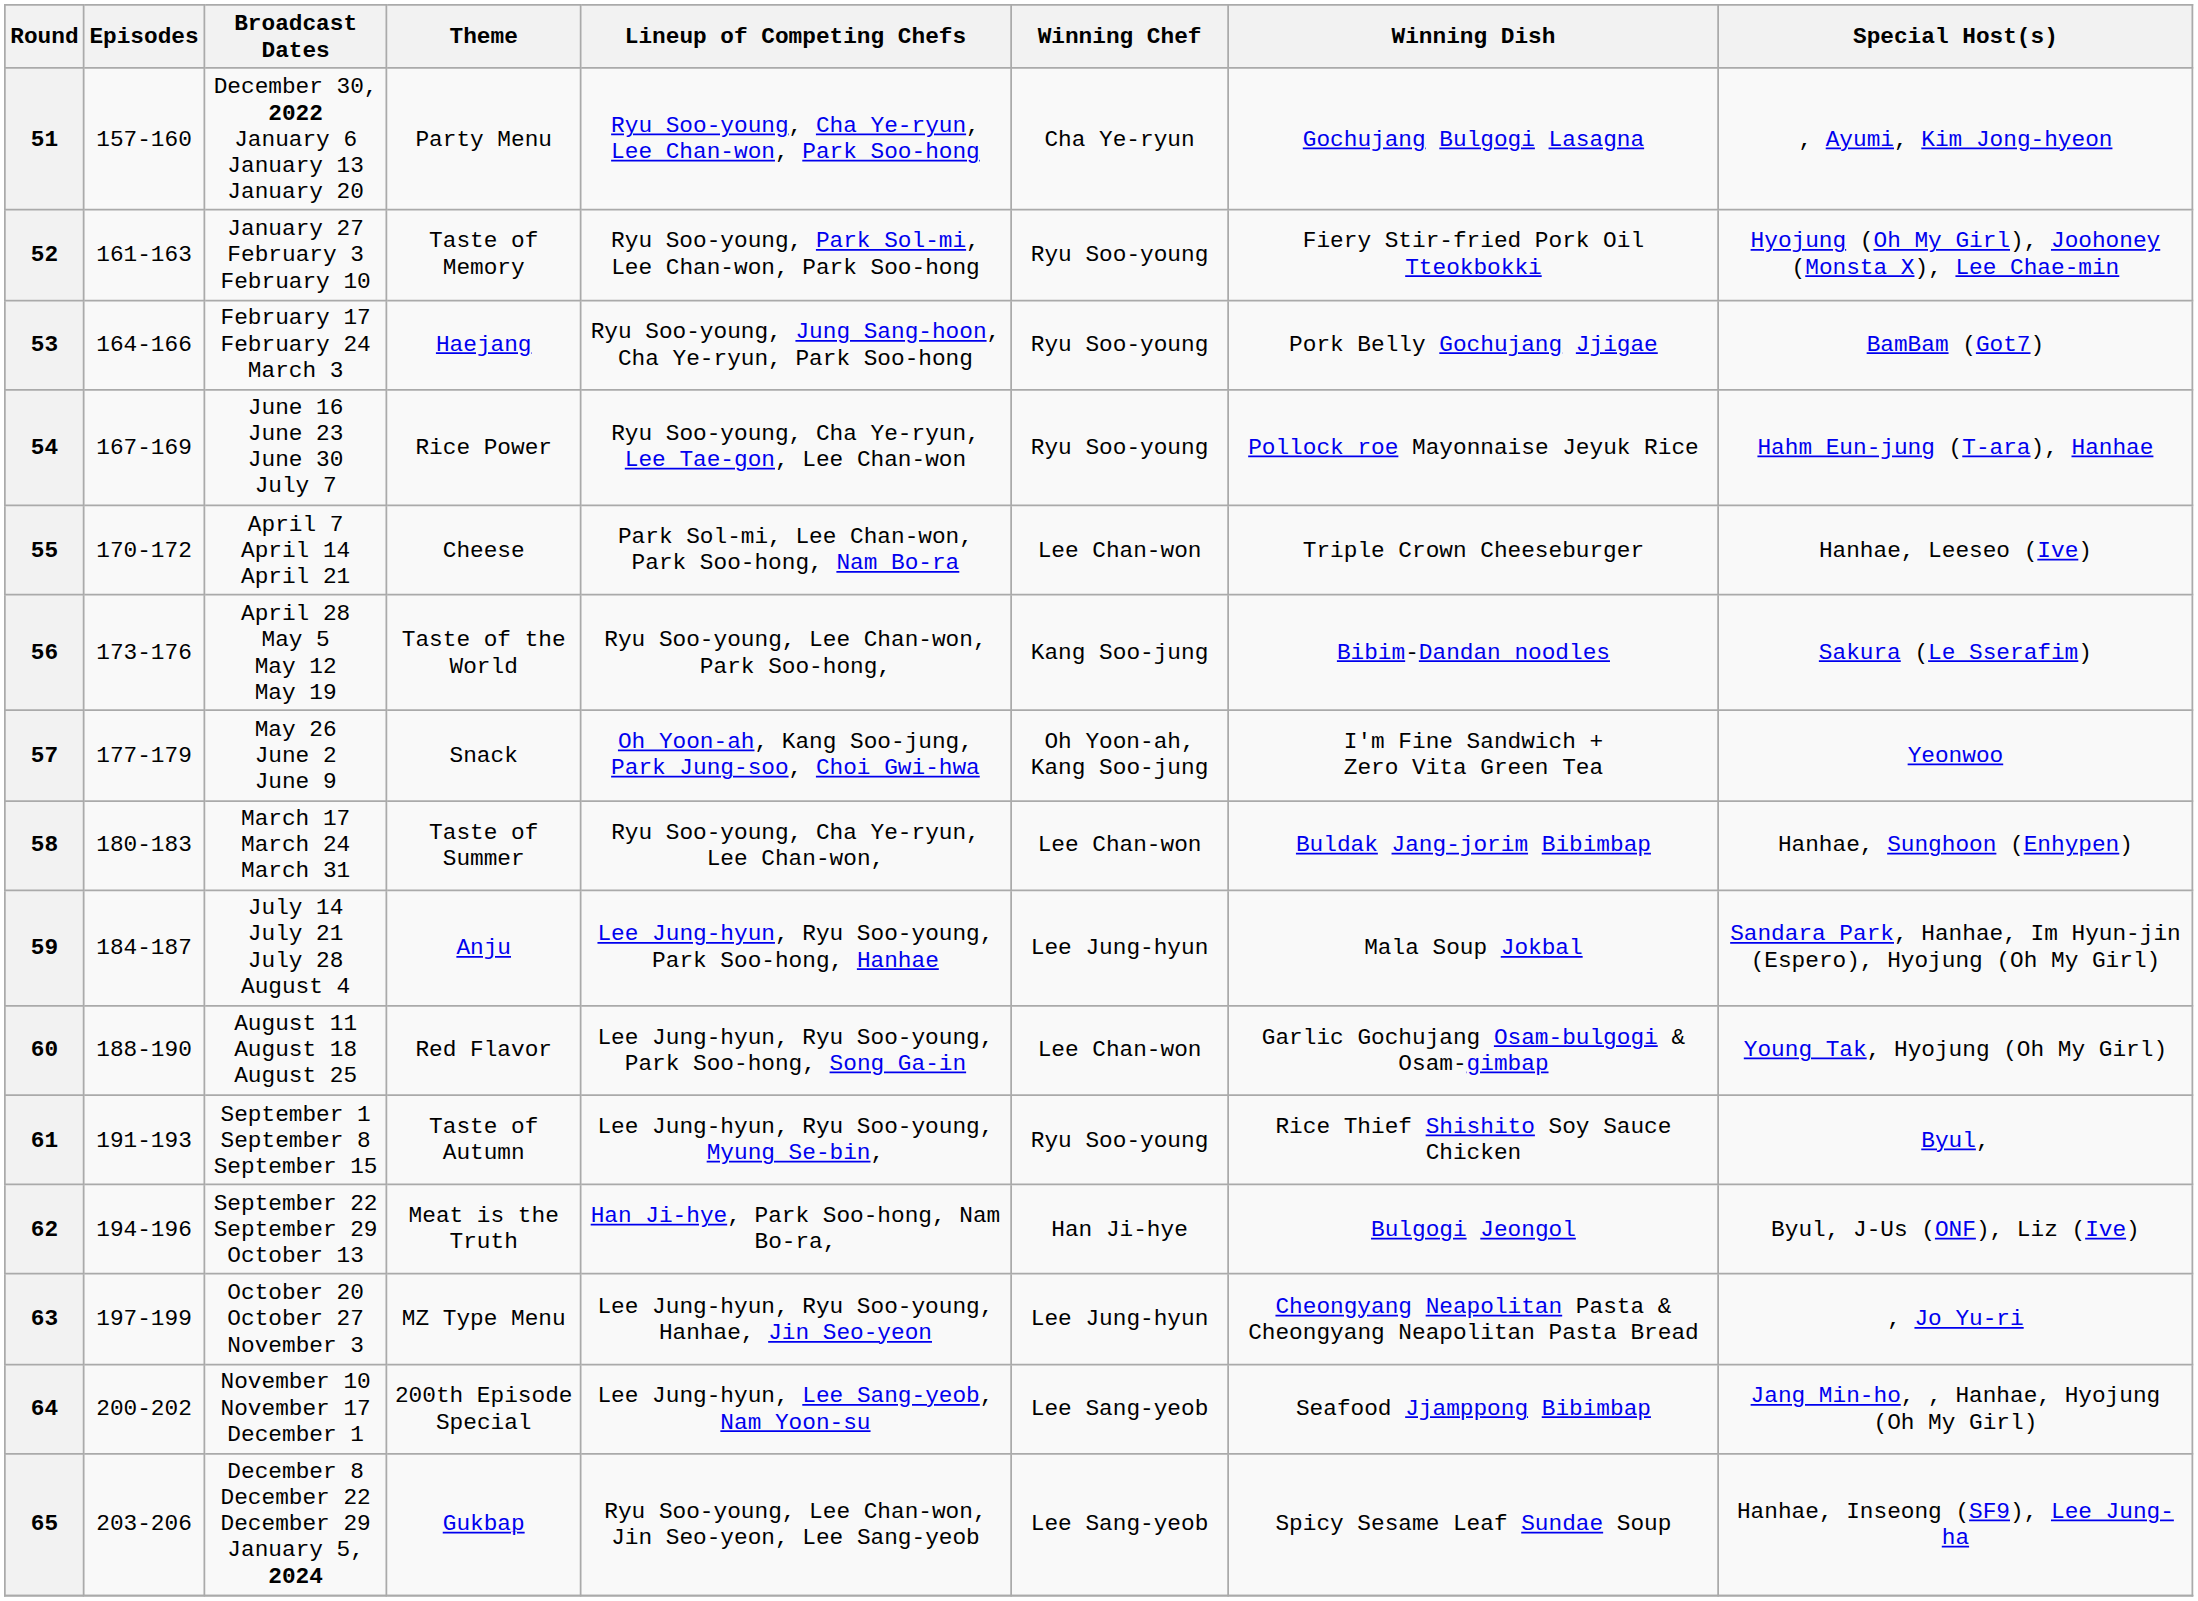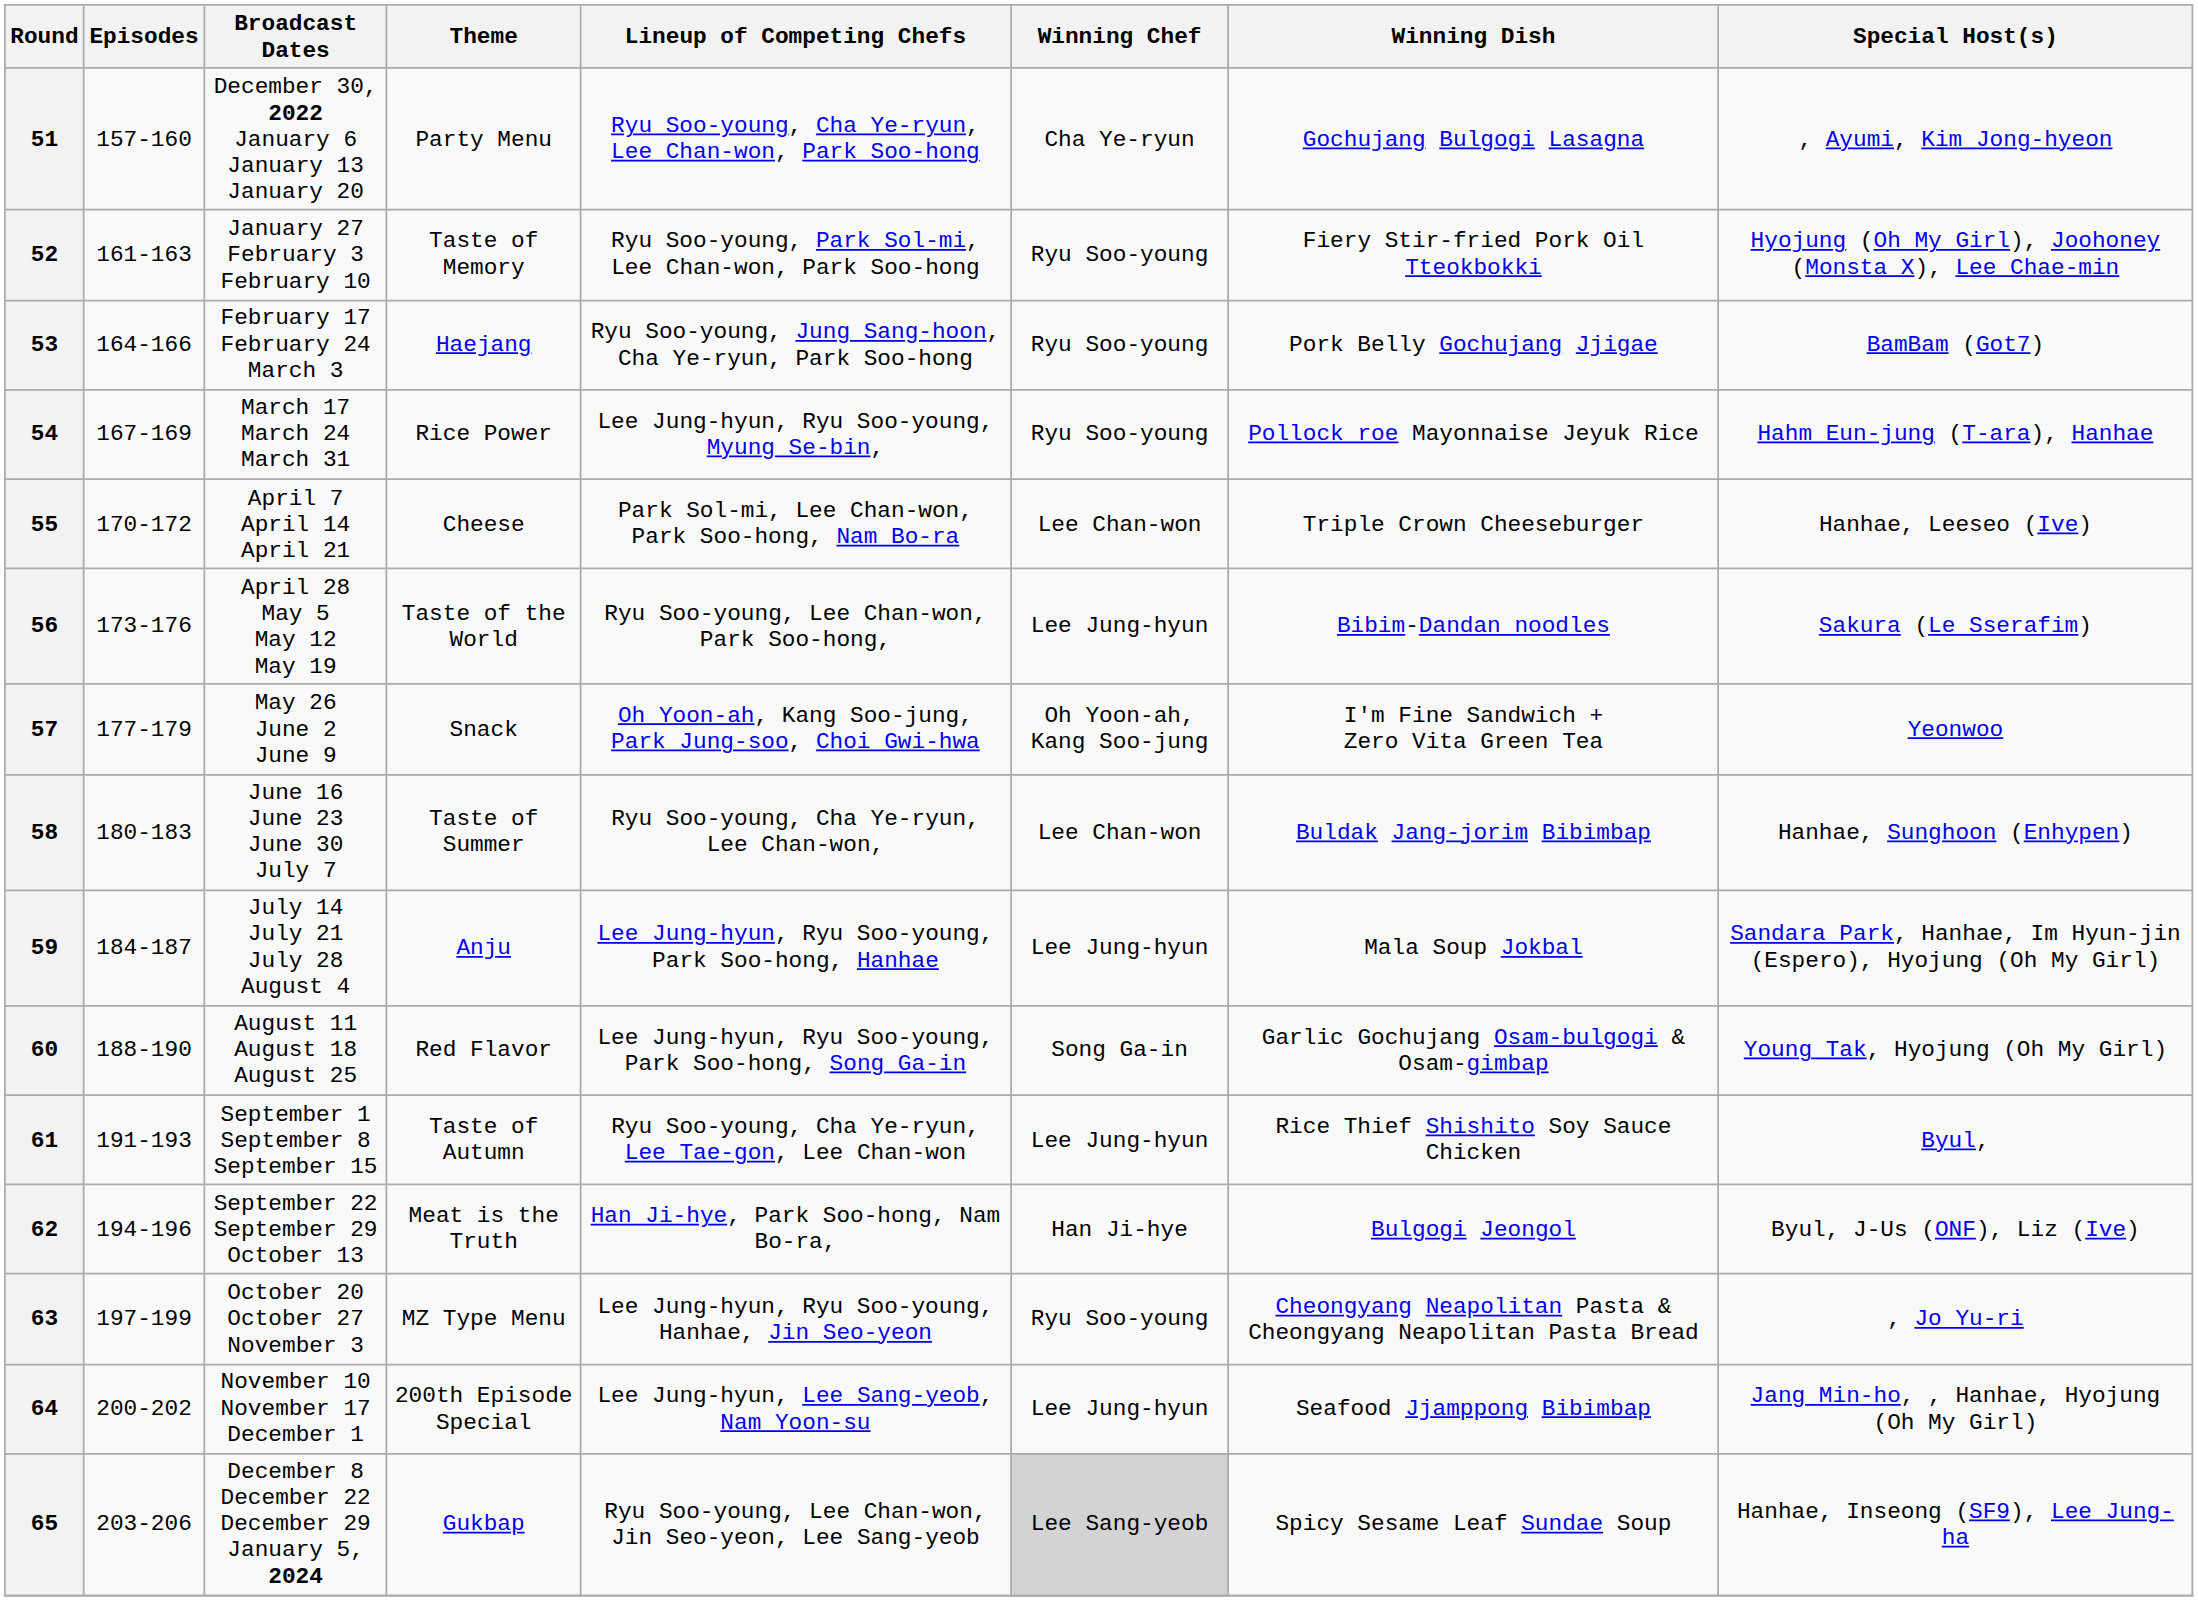(296, 447) June 16 June 23 June 30 July 7 -> (296, 434) March 17 March 24 March 31
(795, 447) Ryu Soo-young, Cha Ye-ryun, Lee Tae-gon, Lee Chan-won -> (795, 434) Lee Jung-hyun, Ryu Soo-young, Myung Se-bin,
(1120, 653) Kang Soo-jung -> (1120, 627) Lee Jung-hyun
(296, 845) March 17 March 24 March 31 -> (296, 832) June 16 June 23 June 30 July 7
(1120, 1050) Lee Chan-won -> (1120, 1050) Song Ga-in
(795, 1140) Lee Jung-hyun, Ryu Soo-young, Myung Se-bin, -> (795, 1140) Ryu Soo-young, Cha Ye-ryun, Lee Tae-gon, Lee Chan-won
(1120, 1140) Ryu Soo-young -> (1120, 1140) Lee Jung-hyun
(1120, 1319) Lee Jung-hyun -> (1120, 1319) Ryu Soo-young
(1120, 1409) Lee Sang-yeob -> (1120, 1409) Lee Jung-hyun
(1120, 1525) no background -> (1120, 1525) lightgrey background
